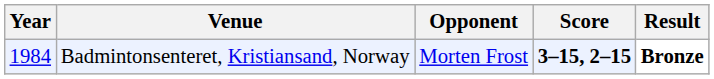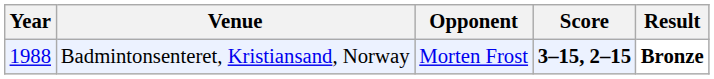(30, 56) 1984 -> (30, 56) 1988
